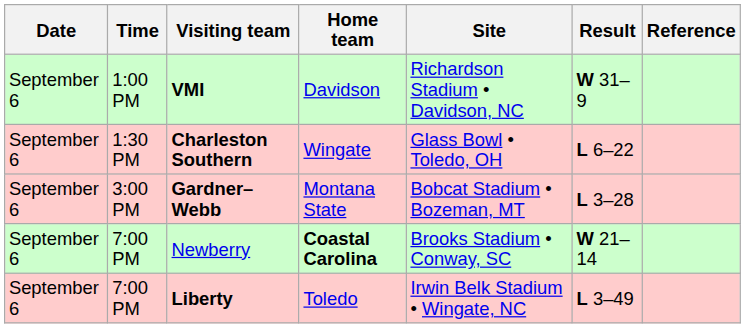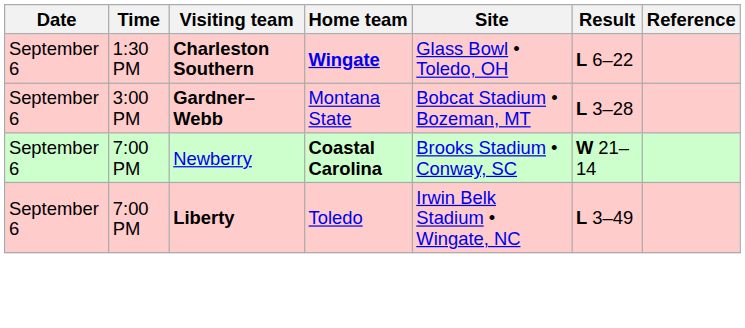- row: (188, 90)
(337, 150) normal -> (344, 59) bold
